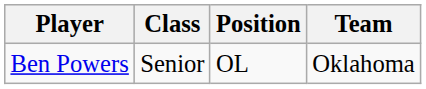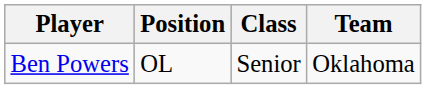columns swapped: (258, 24) <-> (172, 24)
